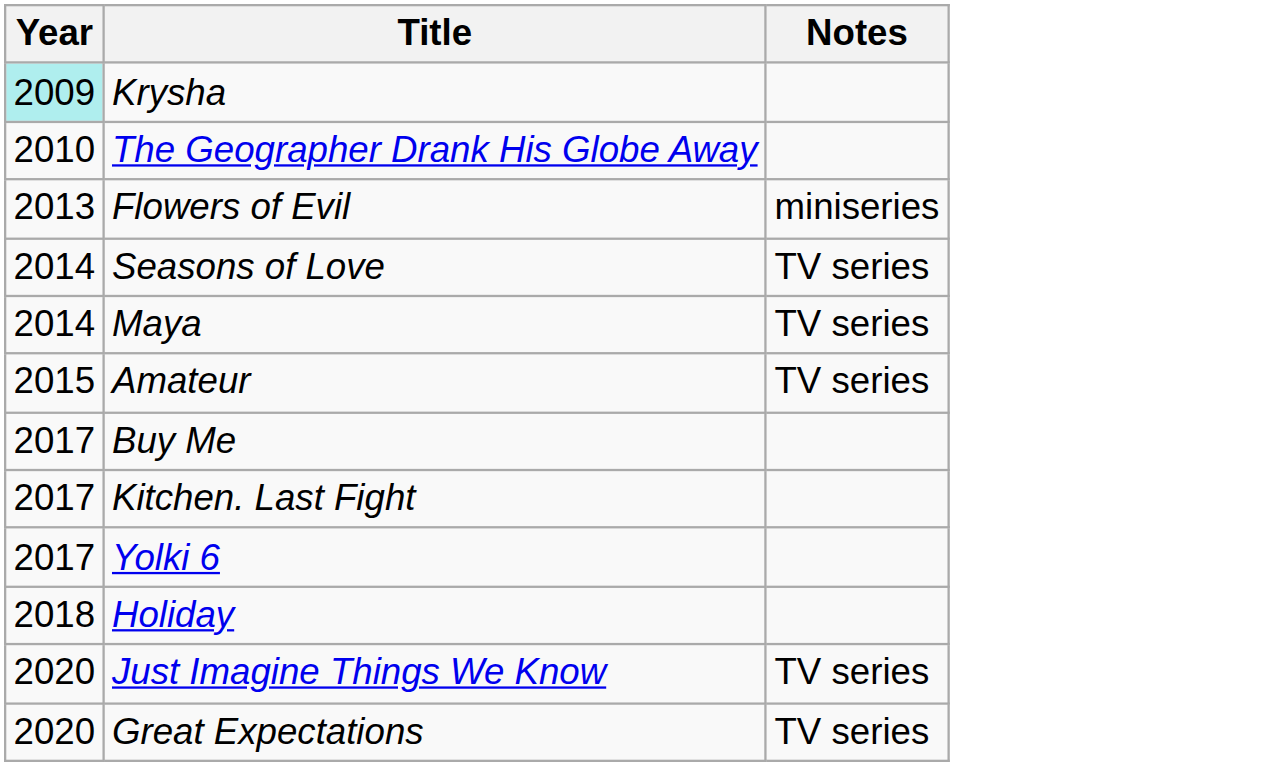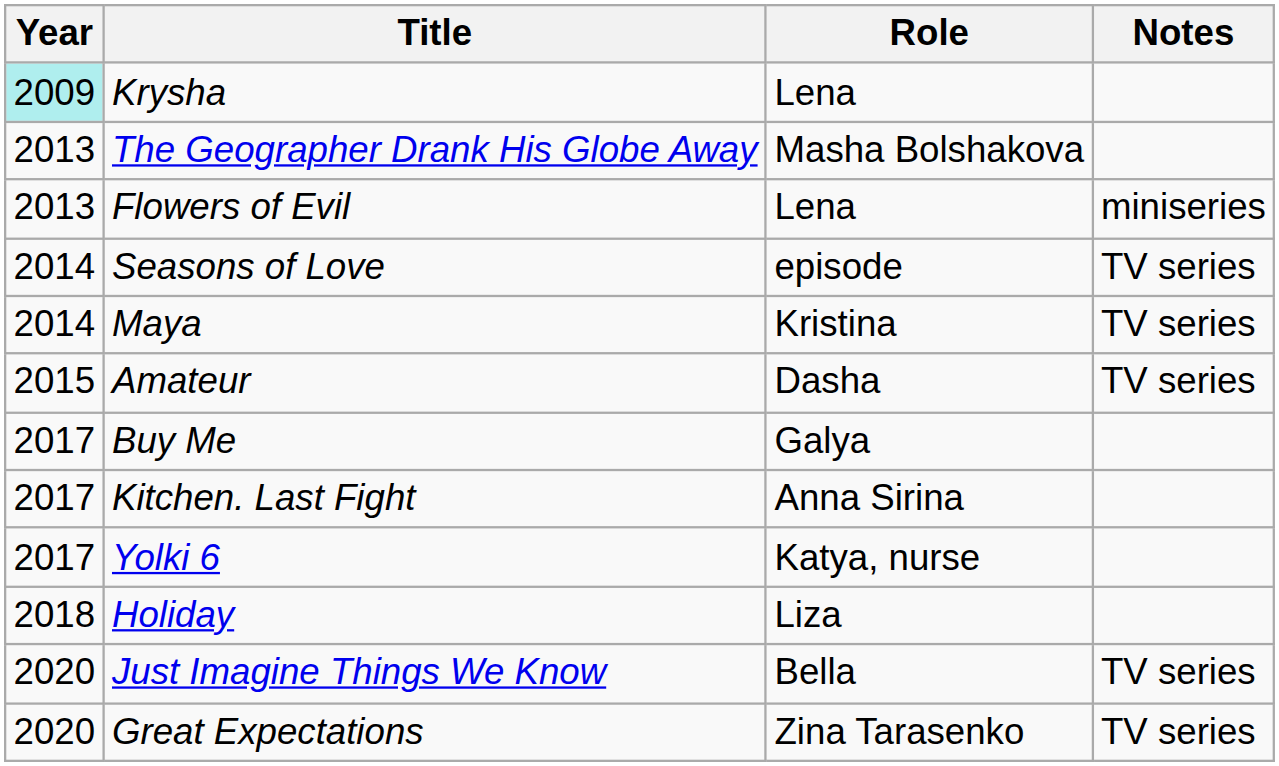+ column: (929, 33)
(54, 149) 2010 -> (54, 149) 2013
